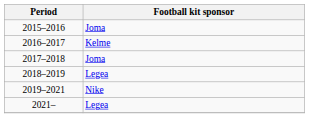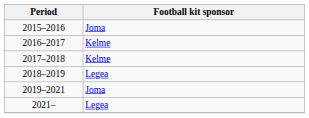(95, 59) Joma -> (98, 59) Kelme
(94, 90) Nike -> (95, 90) Joma
